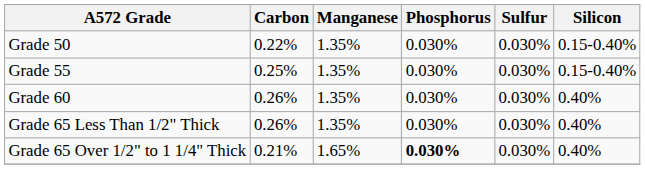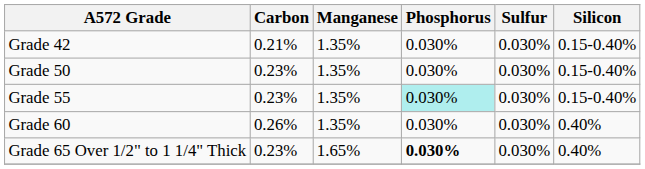+ row: (39, 44)
(276, 44) 0.22% -> (276, 71) 0.23%
(276, 71) 0.25% -> (276, 97) 0.23%
(432, 71) no background -> (432, 97) paleturquoise background
- row: (114, 124)
(276, 151) 0.21% -> (276, 151) 0.23%
